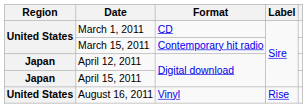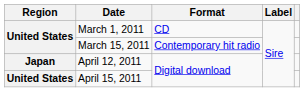(40, 78) Japan -> (40, 78) United States
- row: (115, 95)
